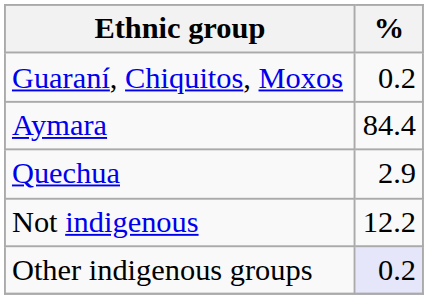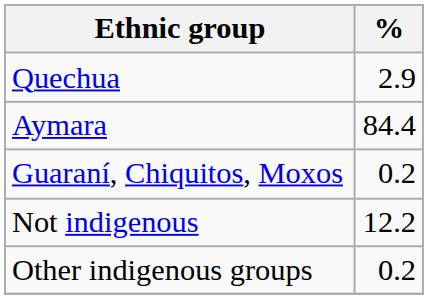rows swapped: (66, 173) <-> (177, 76)
(397, 269) lavender background -> (397, 269) no background
